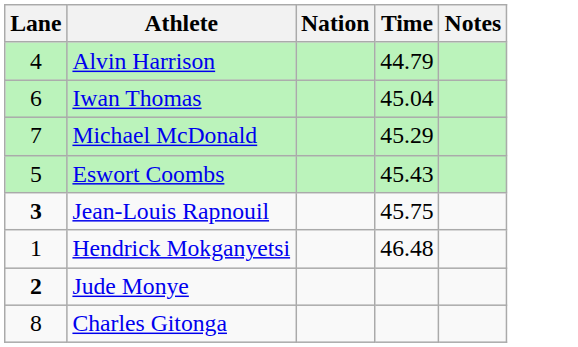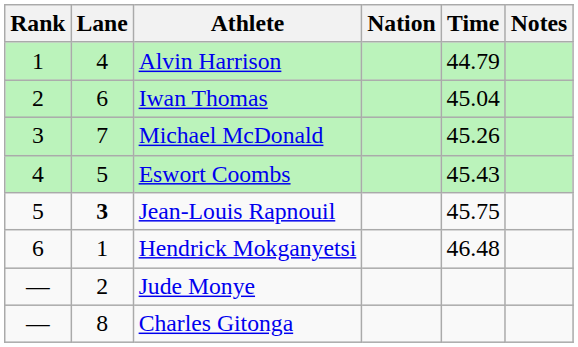+ column: (38, 23)
(407, 135) 45.29 -> (473, 135) 45.26
(36, 286) bold -> (102, 286) normal
